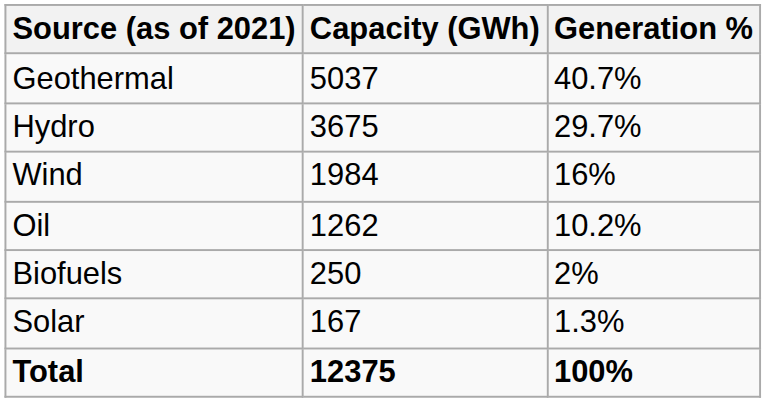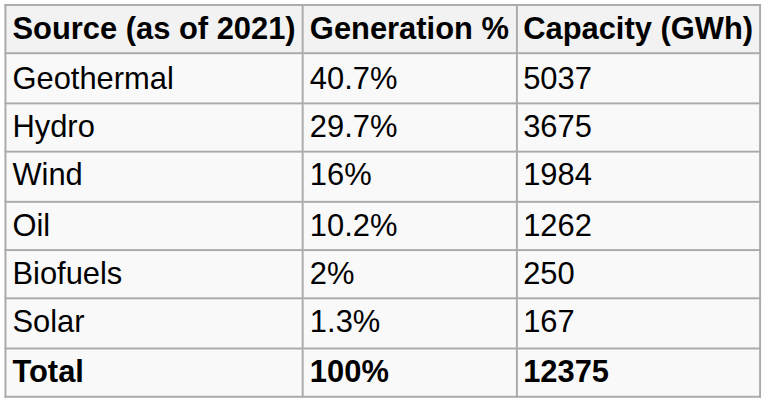columns swapped: (425, 28) <-> (654, 28)
